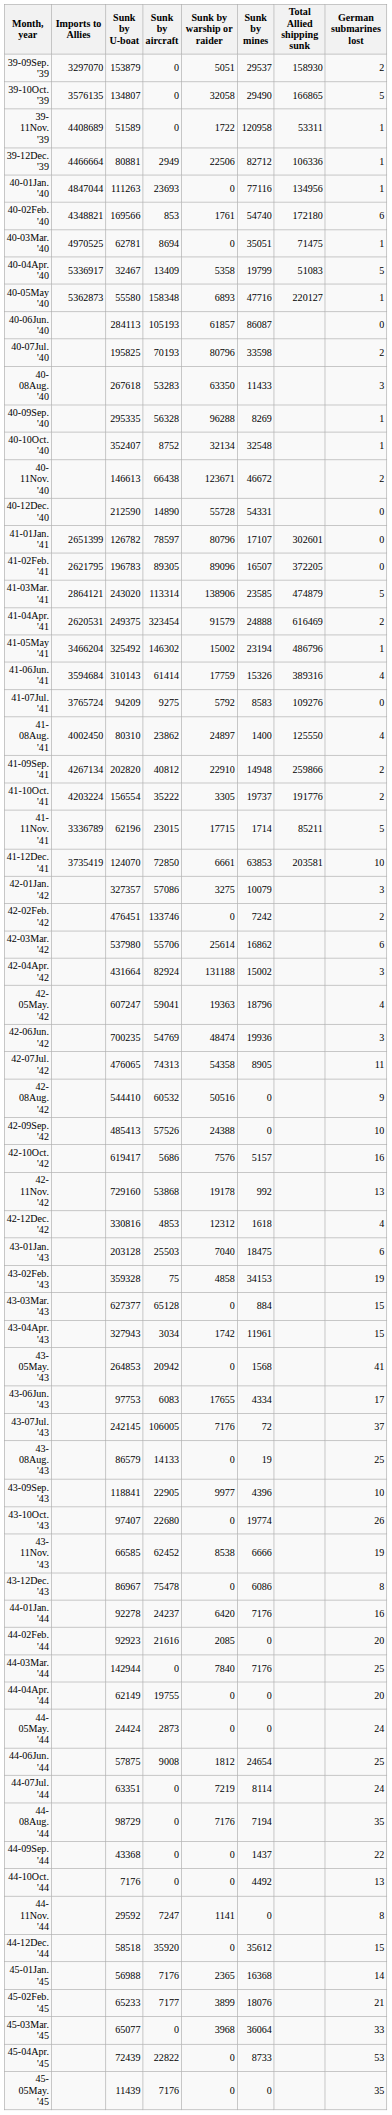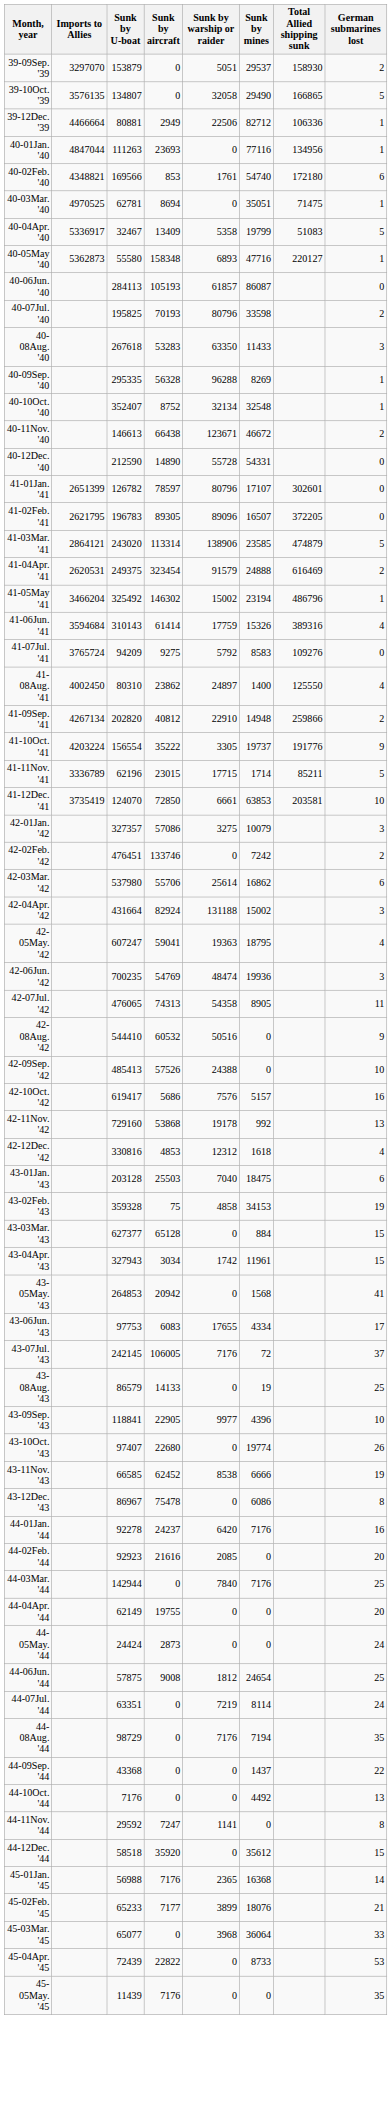- row: (34, 128)
(382, 796) 2 -> (382, 746) 9
(259, 1004) 18796 -> (259, 943) 18795
